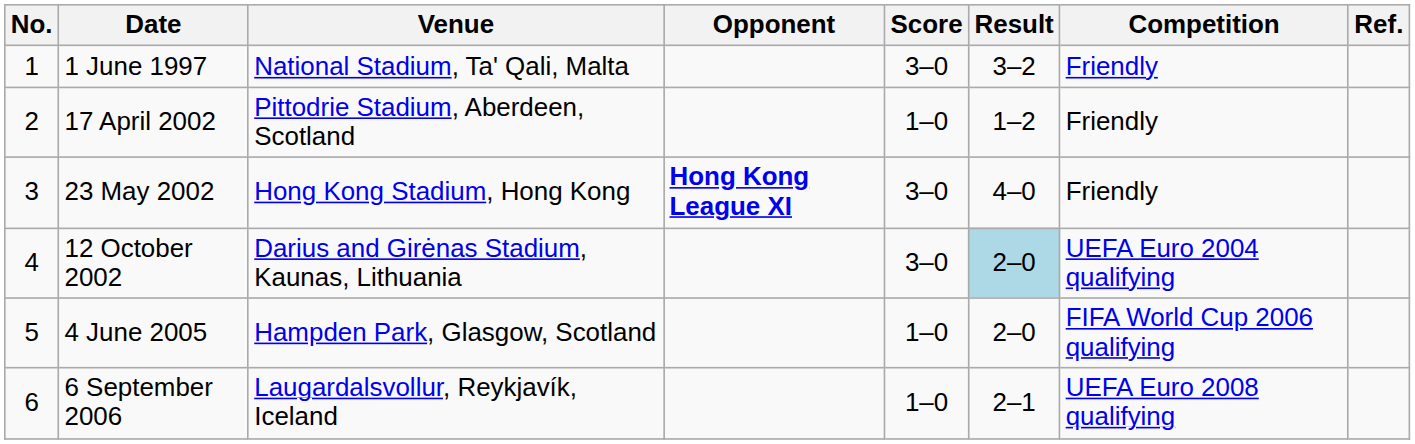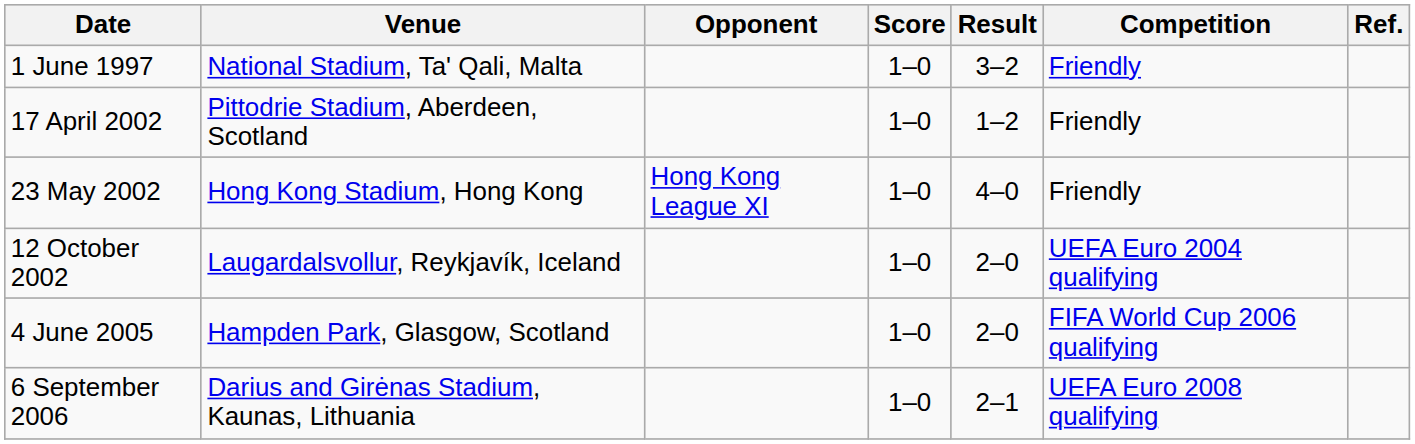- column: (32, 25)
(927, 66) 3–0 -> (910, 66) 1–0
(739, 192) bold -> (715, 192) normal
(927, 192) 3–0 -> (910, 192) 1–0
(421, 262) Darius and Girėnas Stadium, Kaunas, Lithuania -> (414, 262) Laugardalsvollur, Reykjavík, Iceland
(927, 262) 3–0 -> (910, 262) 1–0
(1014, 262) lightblue background -> (997, 262) no background
(416, 402) Laugardalsvollur, Reykjavík, Iceland -> (374, 402) Darius and Girėnas Stadium, Kaunas, Lithuania
